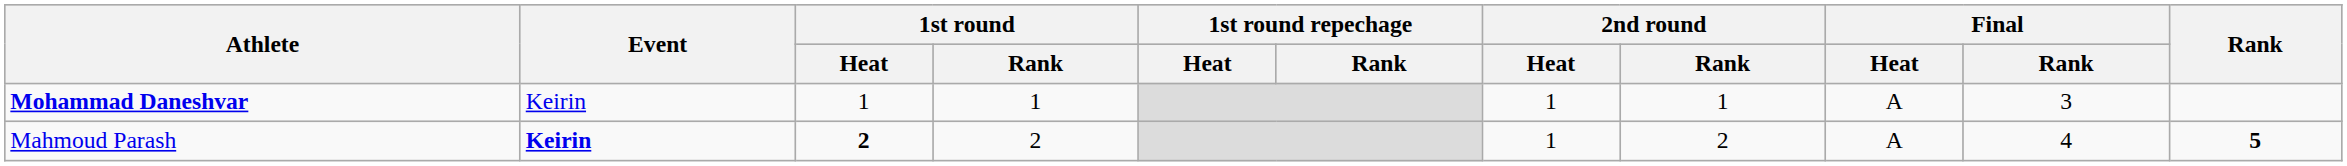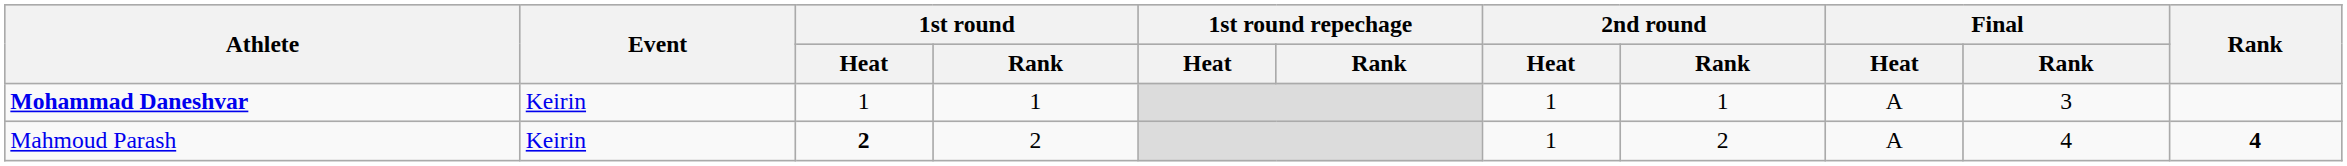(559, 141) bold -> (556, 141) normal
(2255, 141) 5 -> (2255, 141) 4
